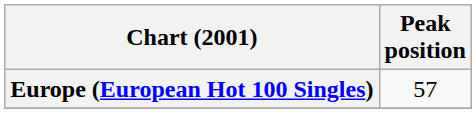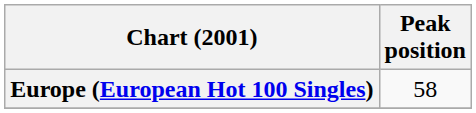(425, 88) 57 -> (425, 88) 58
